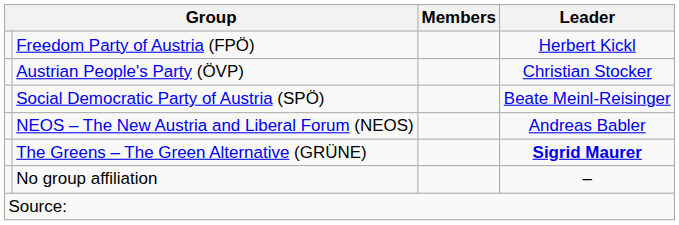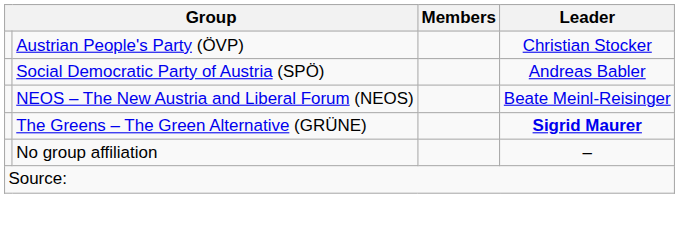- row: (135, 44)
(587, 98) Beate Meinl-Reisinger -> (587, 71) Andreas Babler
(587, 125) Andreas Babler -> (587, 98) Beate Meinl-Reisinger
